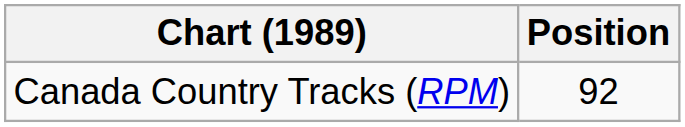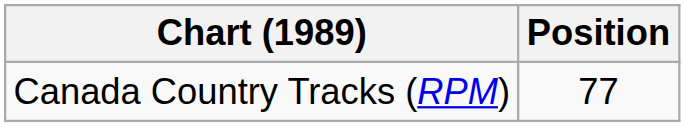(598, 90) 92 -> (598, 90) 77
